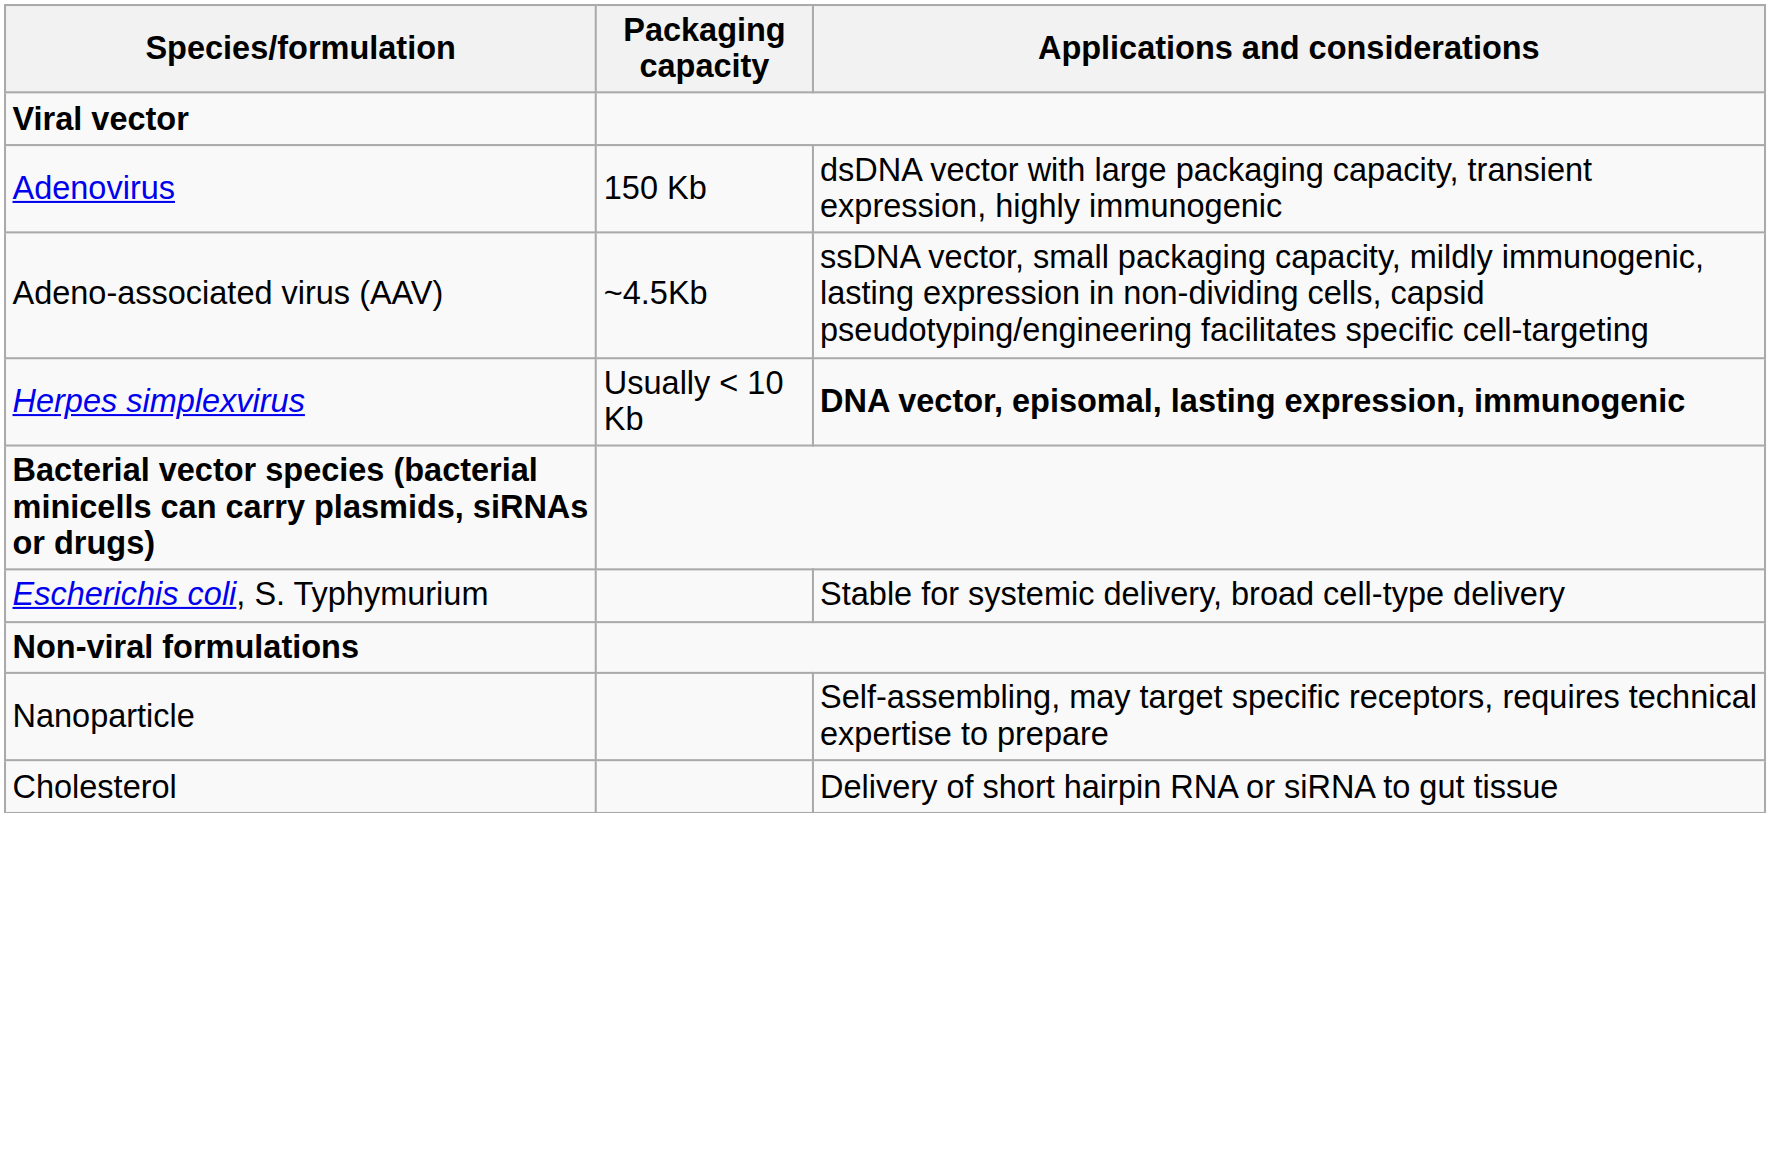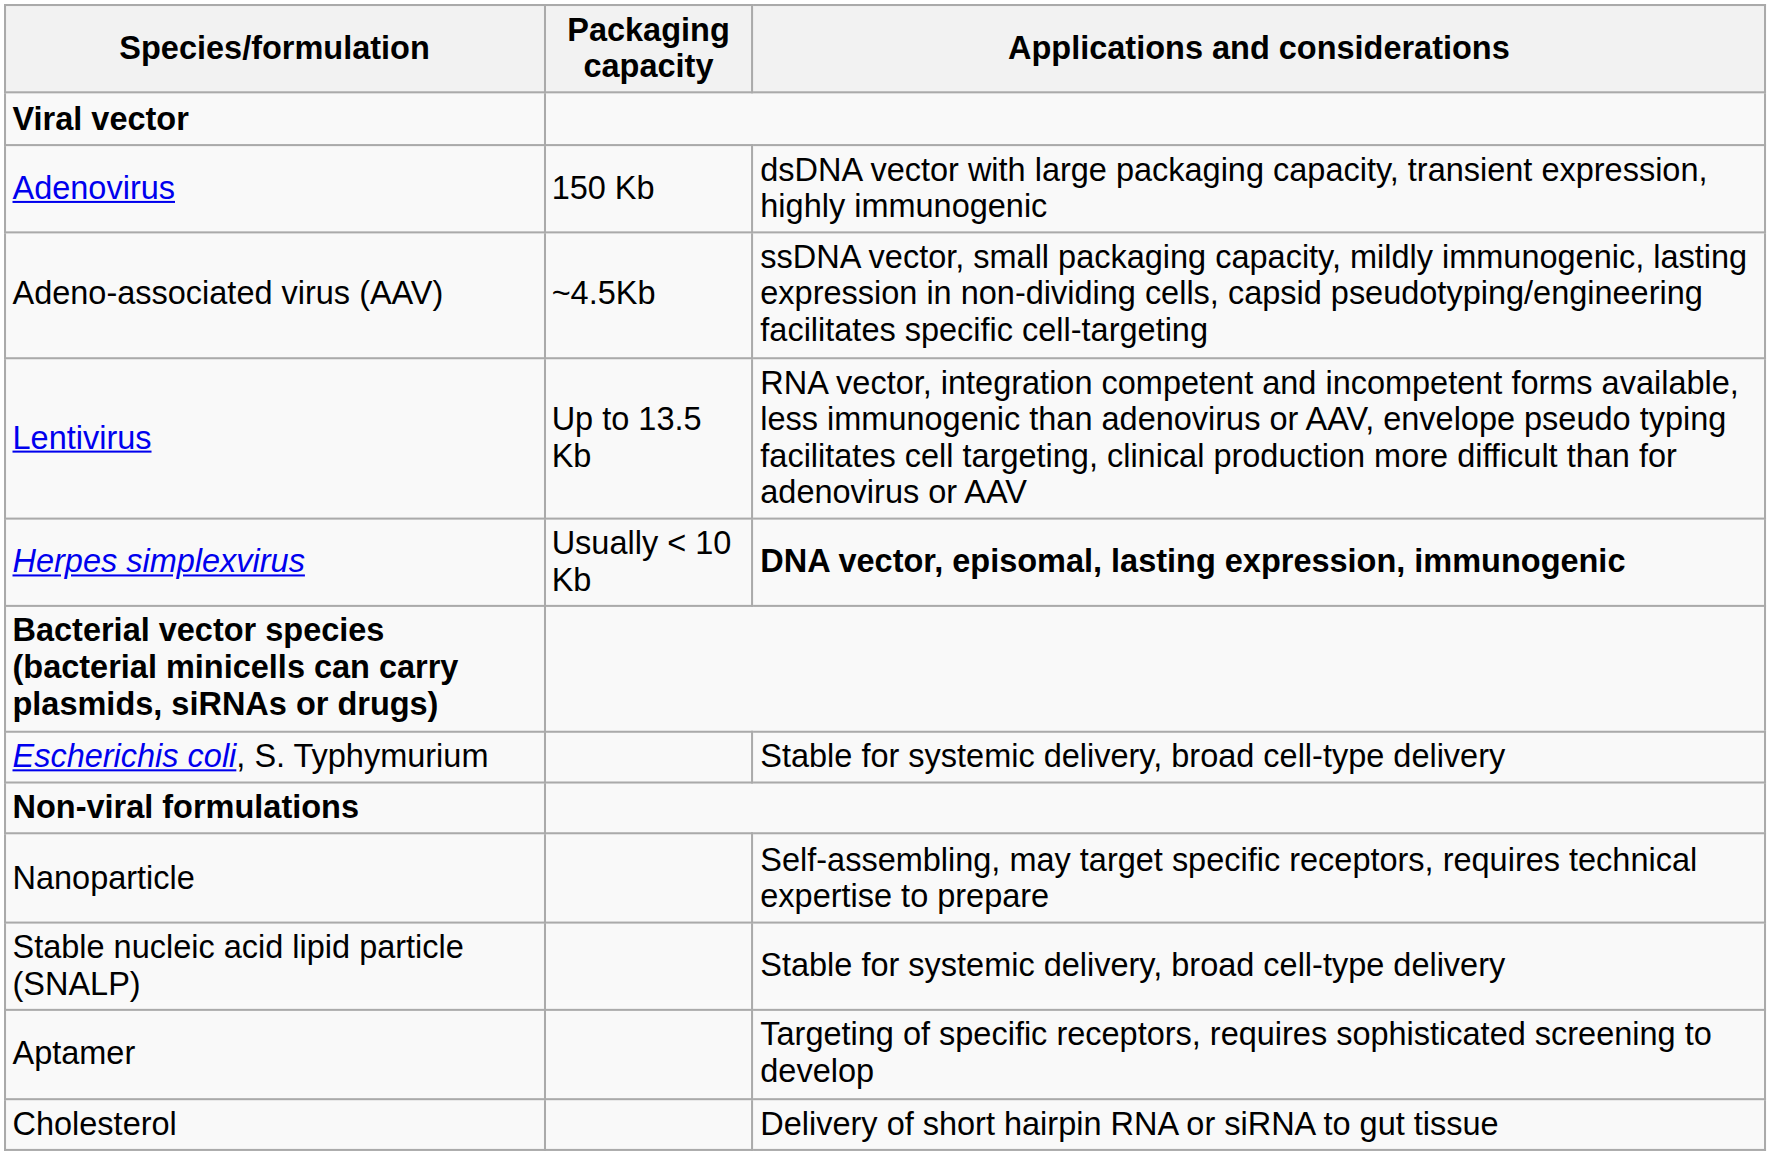+ row: (82, 437)
+ row: (238, 965)
+ row: (74, 1053)
